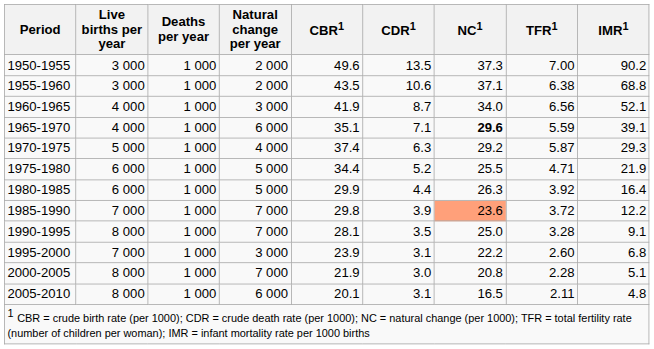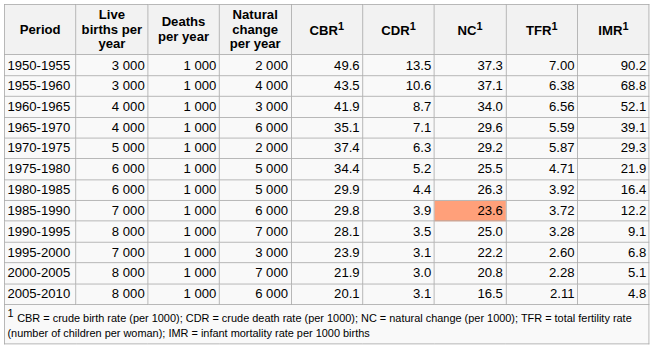(272, 86) 2 000 -> (272, 86) 4 000
(490, 127) bold -> (490, 127) normal
(272, 148) 4 000 -> (272, 148) 2 000
(272, 210) 7 000 -> (272, 210) 6 000
